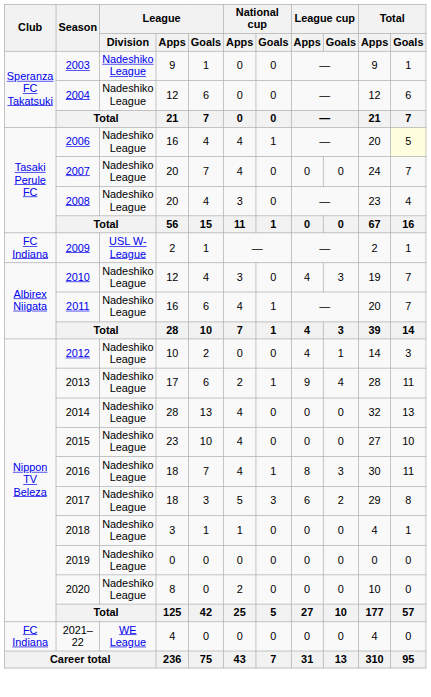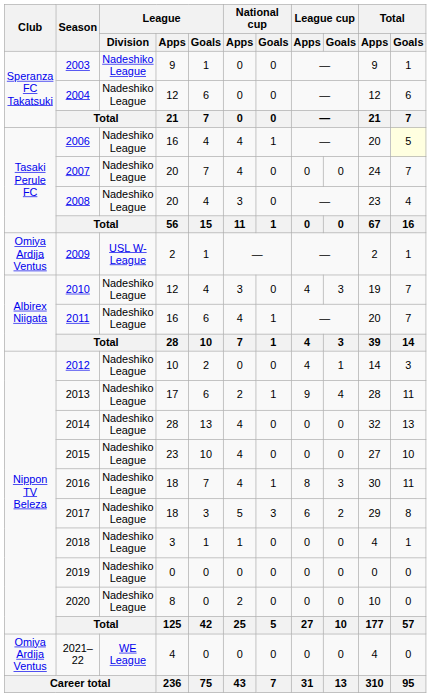(30, 247) FC Indiana -> (30, 254) Omiya Ardija Ventus
(30, 636) FC Indiana -> (30, 654) Omiya Ardija Ventus
